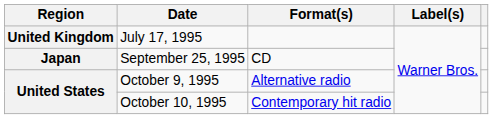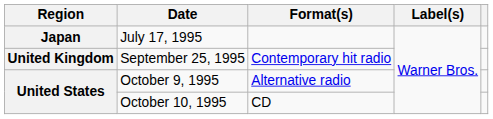(61, 37) United Kingdom -> (61, 37) Japan
(61, 59) Japan -> (61, 59) United Kingdom
(261, 59) CD -> (321, 59) Contemporary hit radio
(321, 102) Contemporary hit radio -> (261, 102) CD
